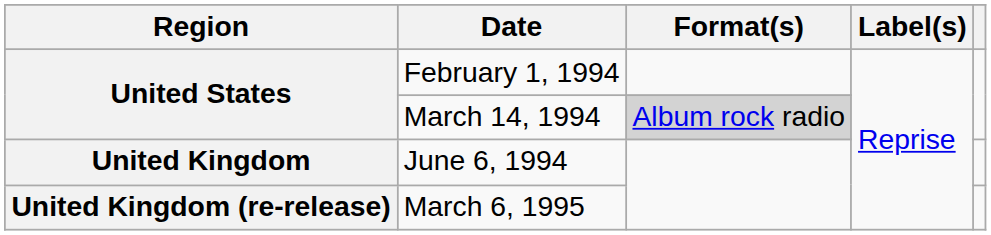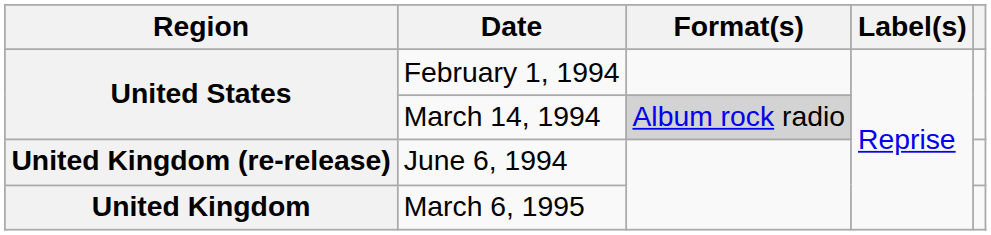(201, 161) United Kingdom -> (201, 161) United Kingdom (re-release)
(201, 206) United Kingdom (re-release) -> (201, 206) United Kingdom
